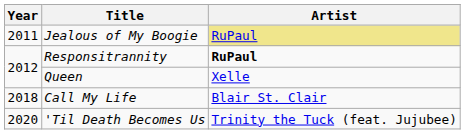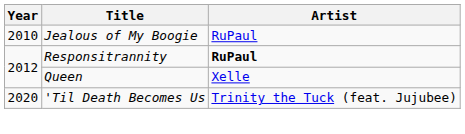(23, 36) 2011 -> (23, 36) 2010
(234, 36) khaki background -> (234, 36) no background
- row: (90, 98)
